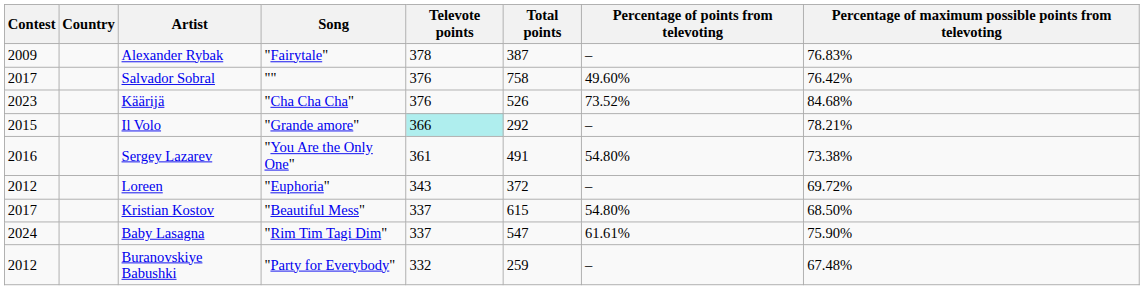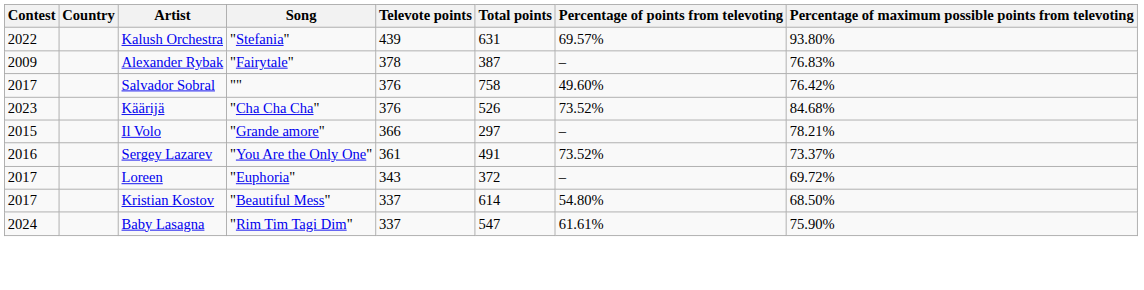+ row: (172, 39)
(420, 124) paleturquoise background -> (390, 131) no background
(518, 124) 292 -> (489, 131) 297
(607, 156) 54.80% -> (581, 154) 73.52%
(830, 156) 73.38% -> (812, 154) 73.37%
(22, 187) 2012 -> (22, 177) 2017
(518, 210) 615 -> (489, 200) 614
- row: (162, 264)
